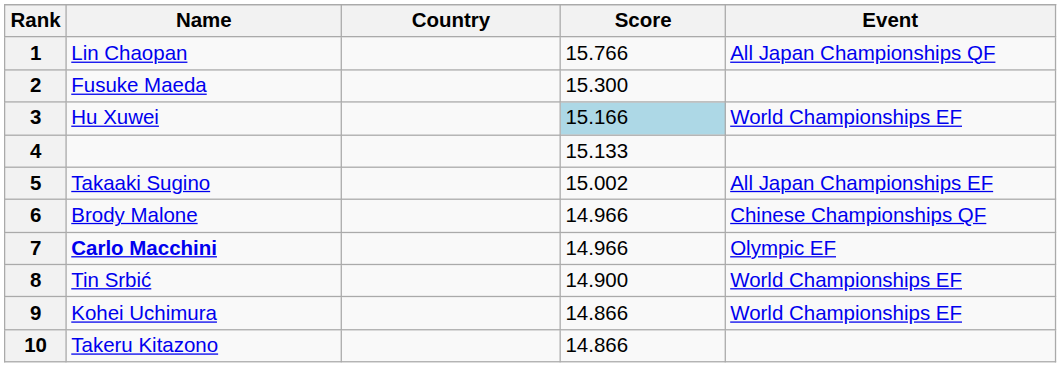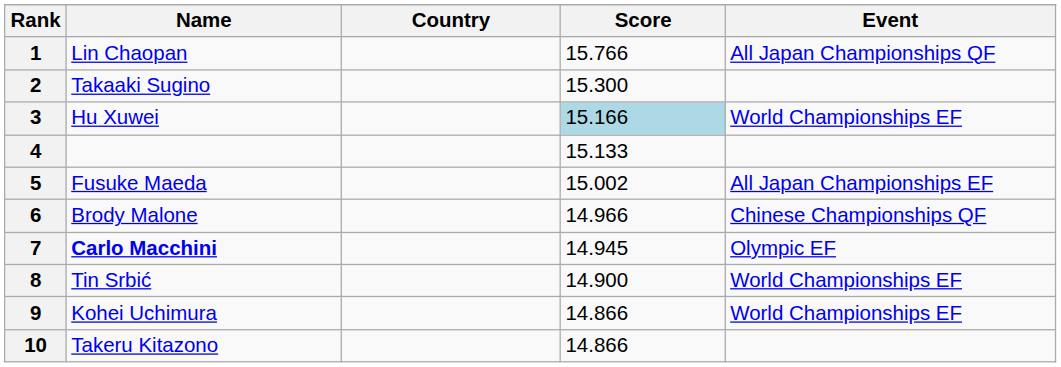(139, 85) Fusuke Maeda -> (141, 85) Takaaki Sugino
(141, 183) Takaaki Sugino -> (139, 183) Fusuke Maeda
(597, 248) 14.966 -> (597, 248) 14.945
